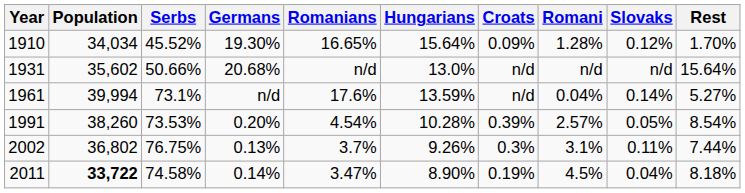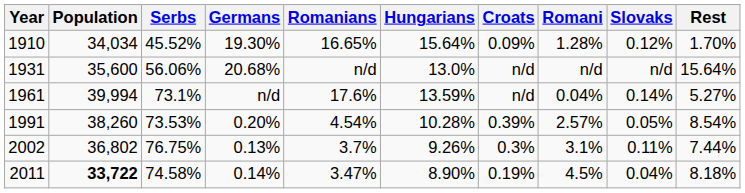(113, 69) 35,602 -> (113, 69) 35,600
(173, 69) 50.66% -> (173, 69) 56.06%
